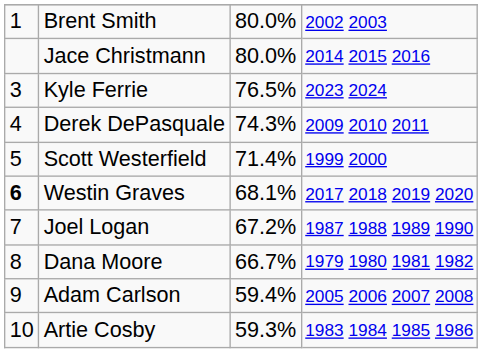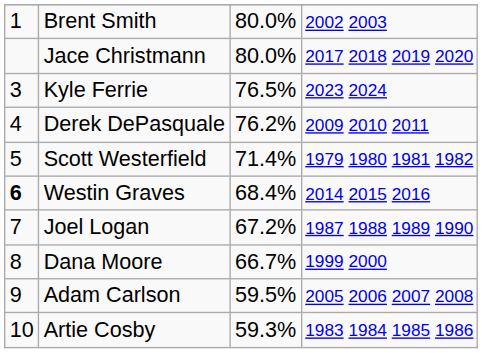(368, 56) 2014 2015 2016 -> (389, 56) 2017 2018 2019 2020
(266, 124) 74.3% -> (266, 124) 76.2%
(346, 159) 1999 2000 -> (389, 159) 1979 1980 1981 1982
(266, 192) 68.1% -> (266, 192) 68.4%
(389, 193) 2017 2018 2019 2020 -> (368, 193) 2014 2015 2016
(389, 262) 1979 1980 1981 1982 -> (346, 262) 1999 2000
(266, 295) 59.4% -> (266, 295) 59.5%
